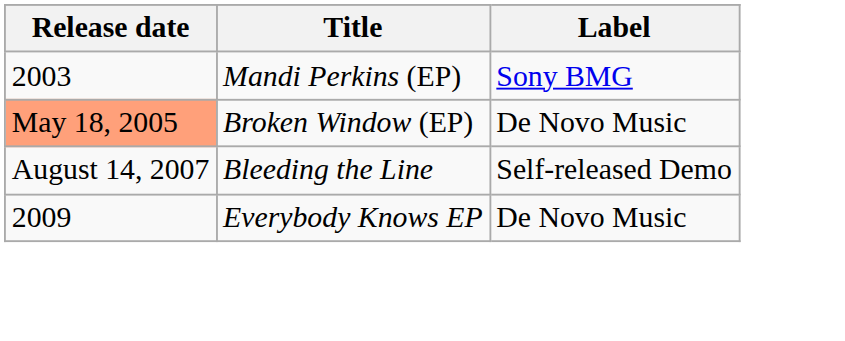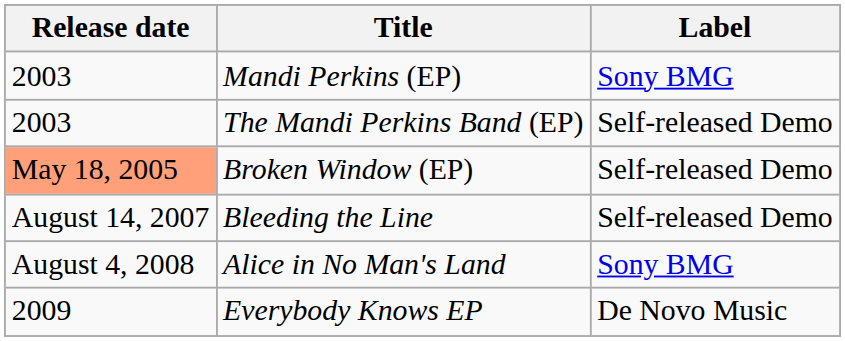+ row: (403, 122)
(591, 122) De Novo Music -> (715, 169) Self-released Demo
+ row: (364, 264)
